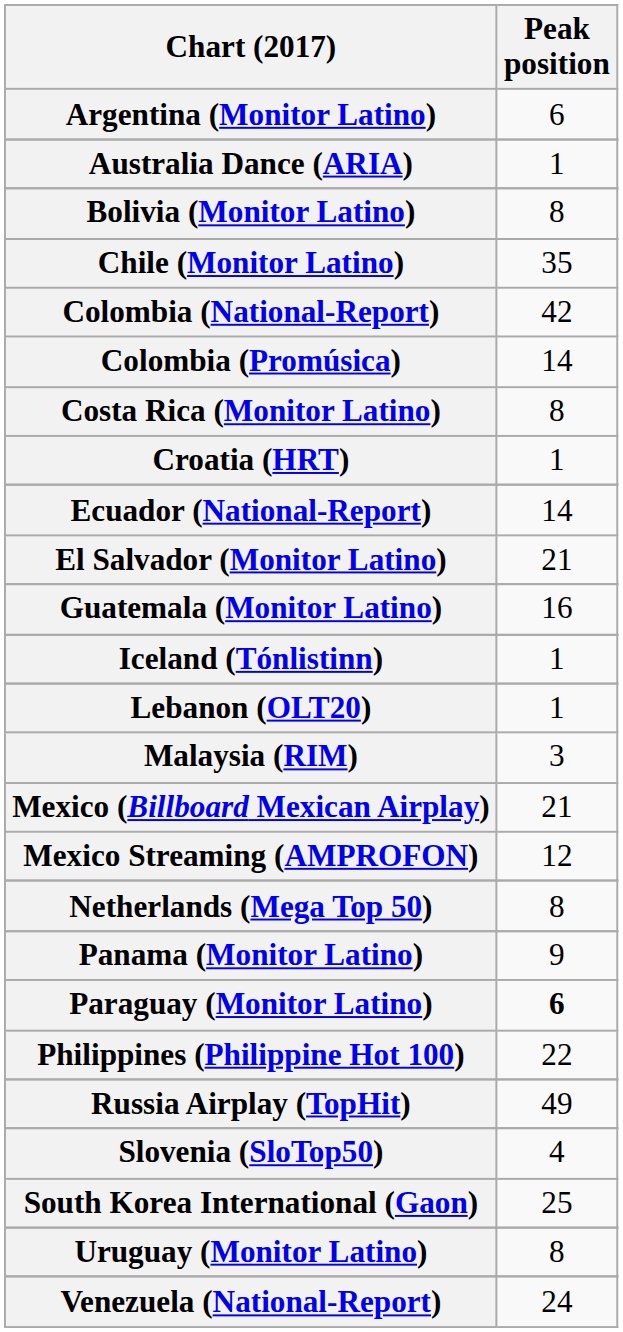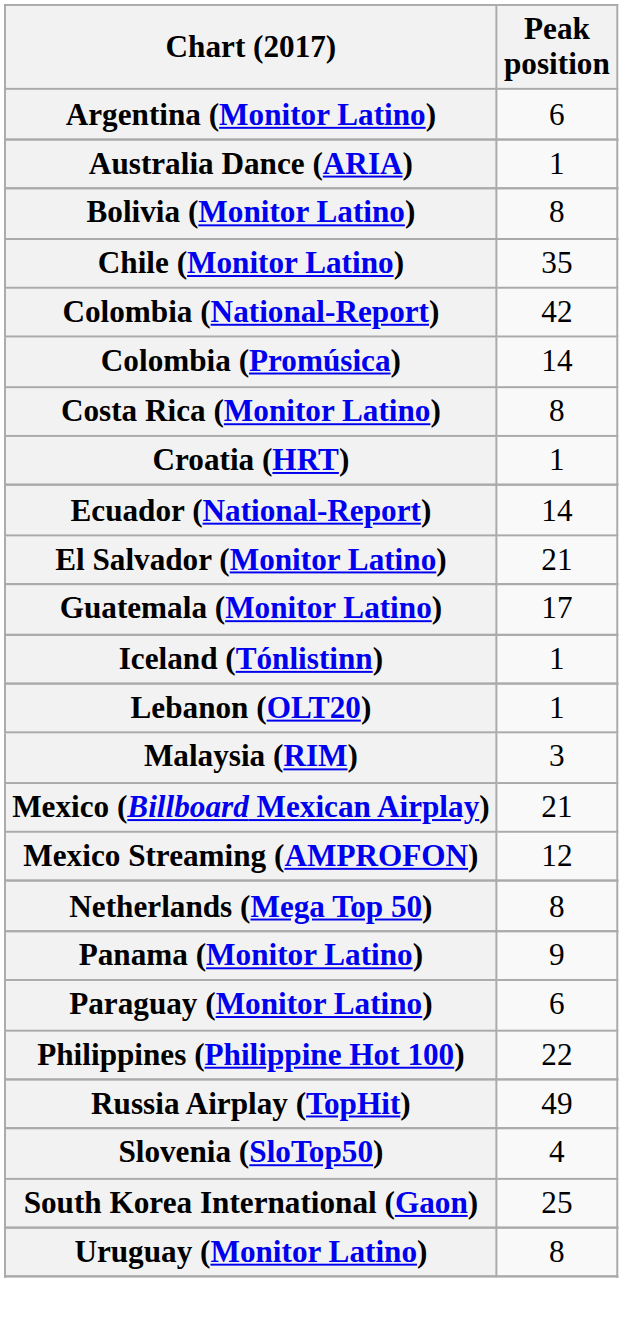(557, 608) 16 -> (557, 608) 17
(557, 1004) bold -> (557, 1004) normal
- row: (251, 1301)
